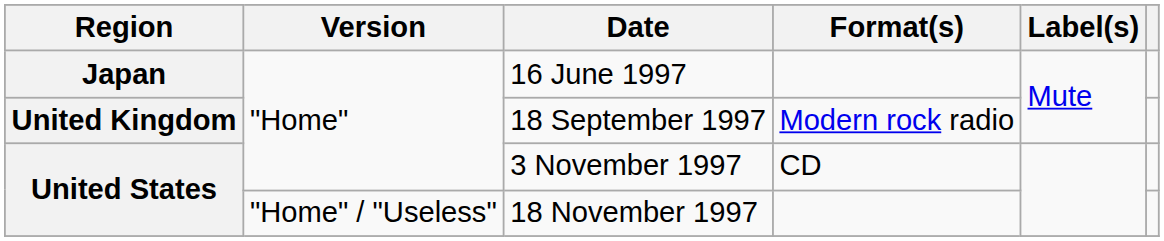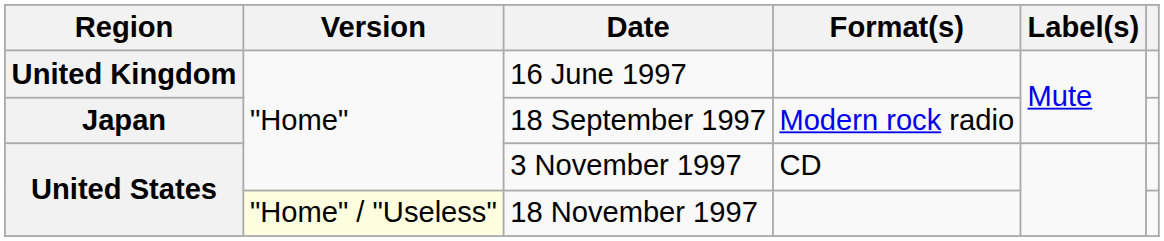(124, 73) Japan -> (124, 73) United Kingdom
(124, 119) United Kingdom -> (124, 119) Japan
(373, 212) no background -> (373, 212) lightyellow background
